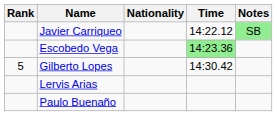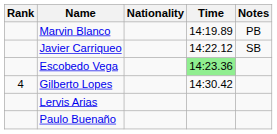+ row: (75, 31)
(254, 31) lightgreen background -> (254, 48) no background
(21, 66) 5 -> (21, 84) 4
